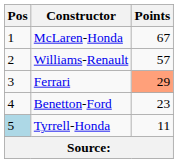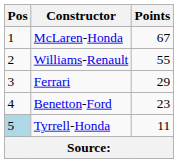(164, 59) 57 -> (164, 59) 55
(164, 81) lightsalmon background -> (164, 81) no background
